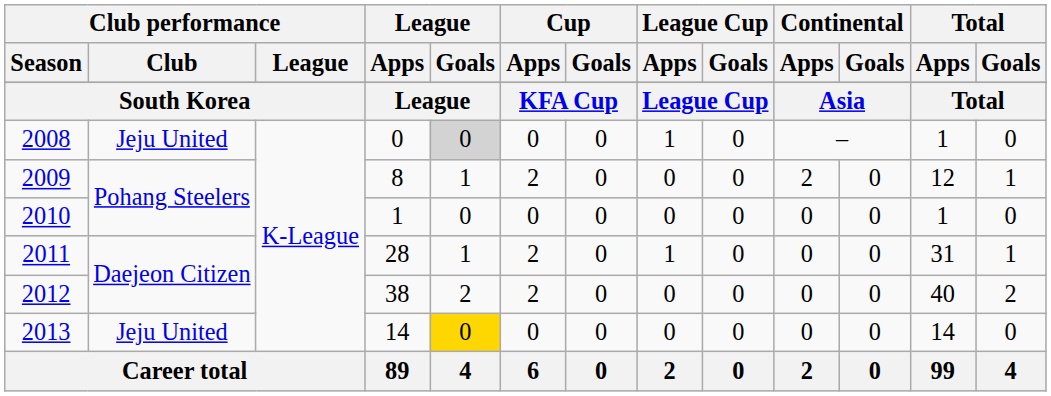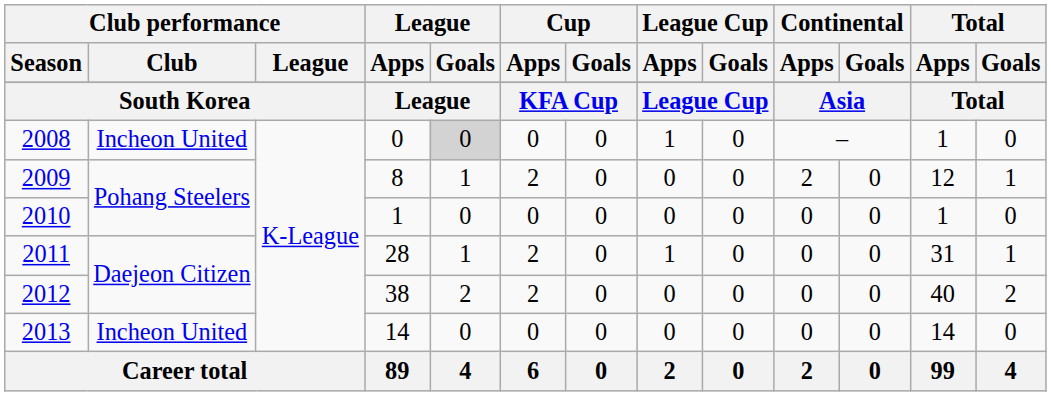(172, 139) Jeju United -> (172, 139) Incheon United
(172, 332) Jeju United -> (172, 332) Incheon United
(465, 332) gold background -> (465, 332) no background
